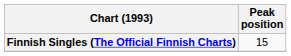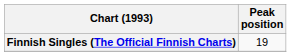(262, 42) 15 -> (262, 42) 19
